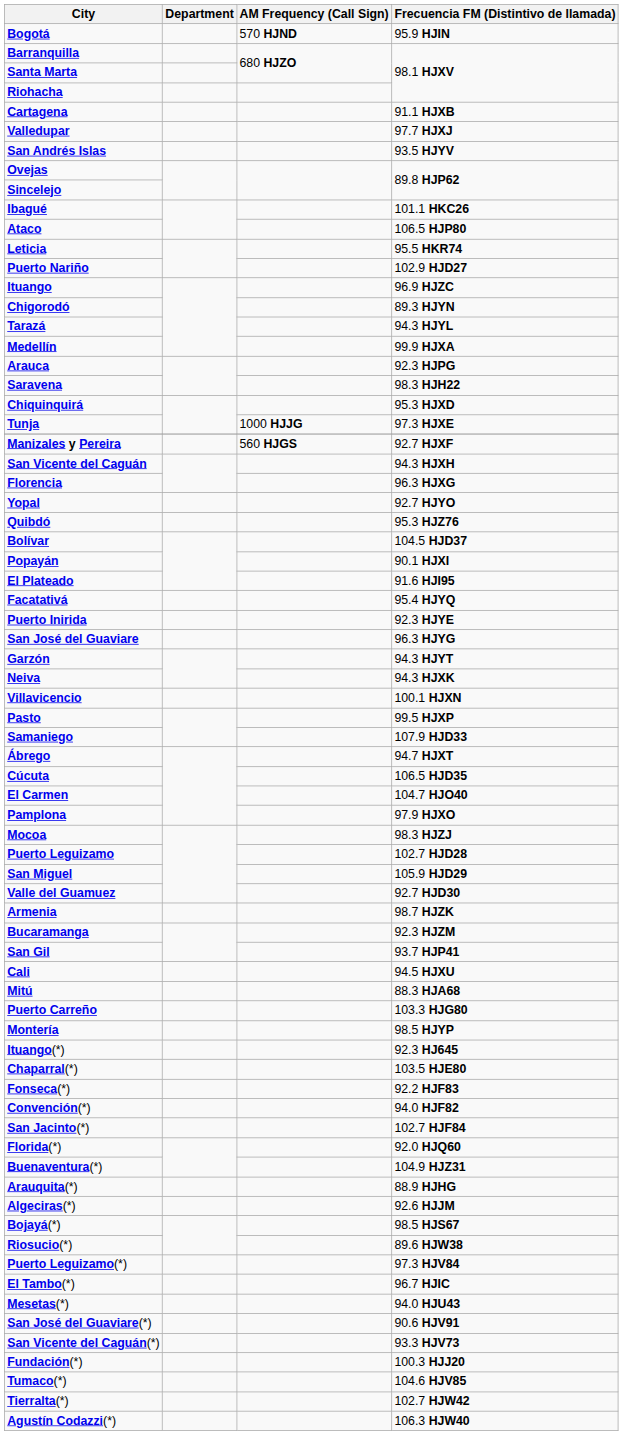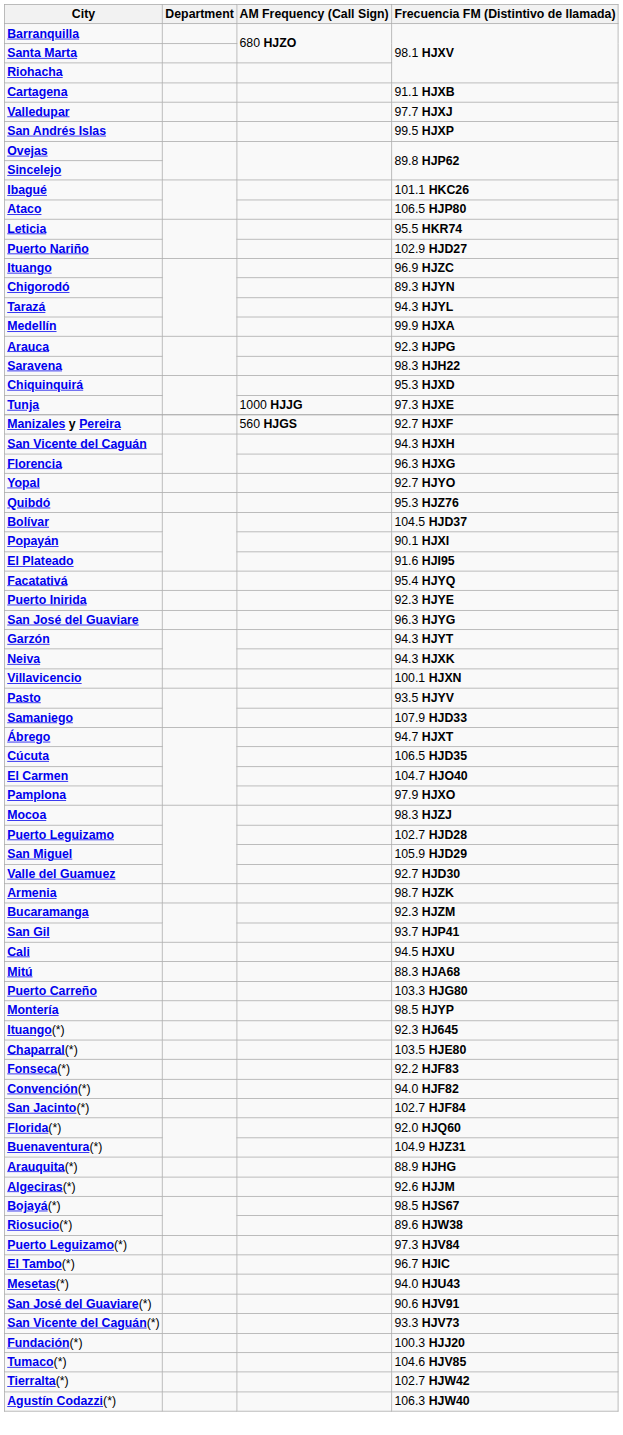- row: (28, 33)
(424, 151) 93.5 HJYV -> (424, 131) 99.5 HJXP
(424, 717) 99.5 HJXP -> (424, 698) 93.5 HJYV
